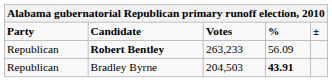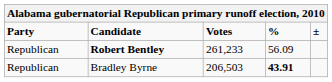(225, 49) 263,233 -> (225, 49) 261,233
(225, 67) 204,503 -> (225, 67) 206,503
